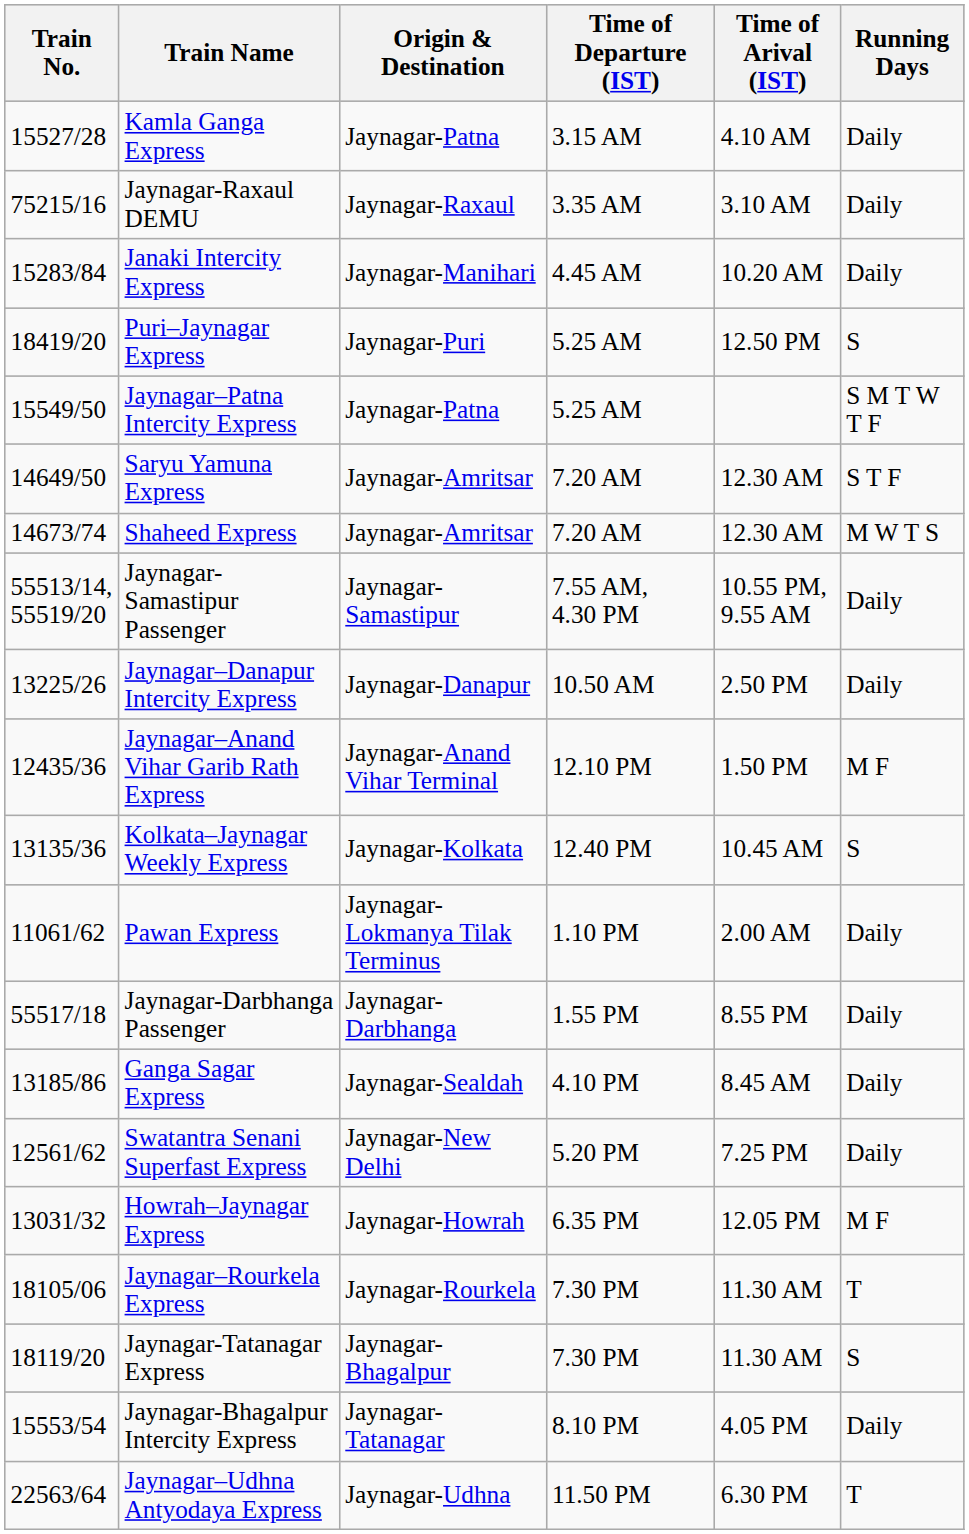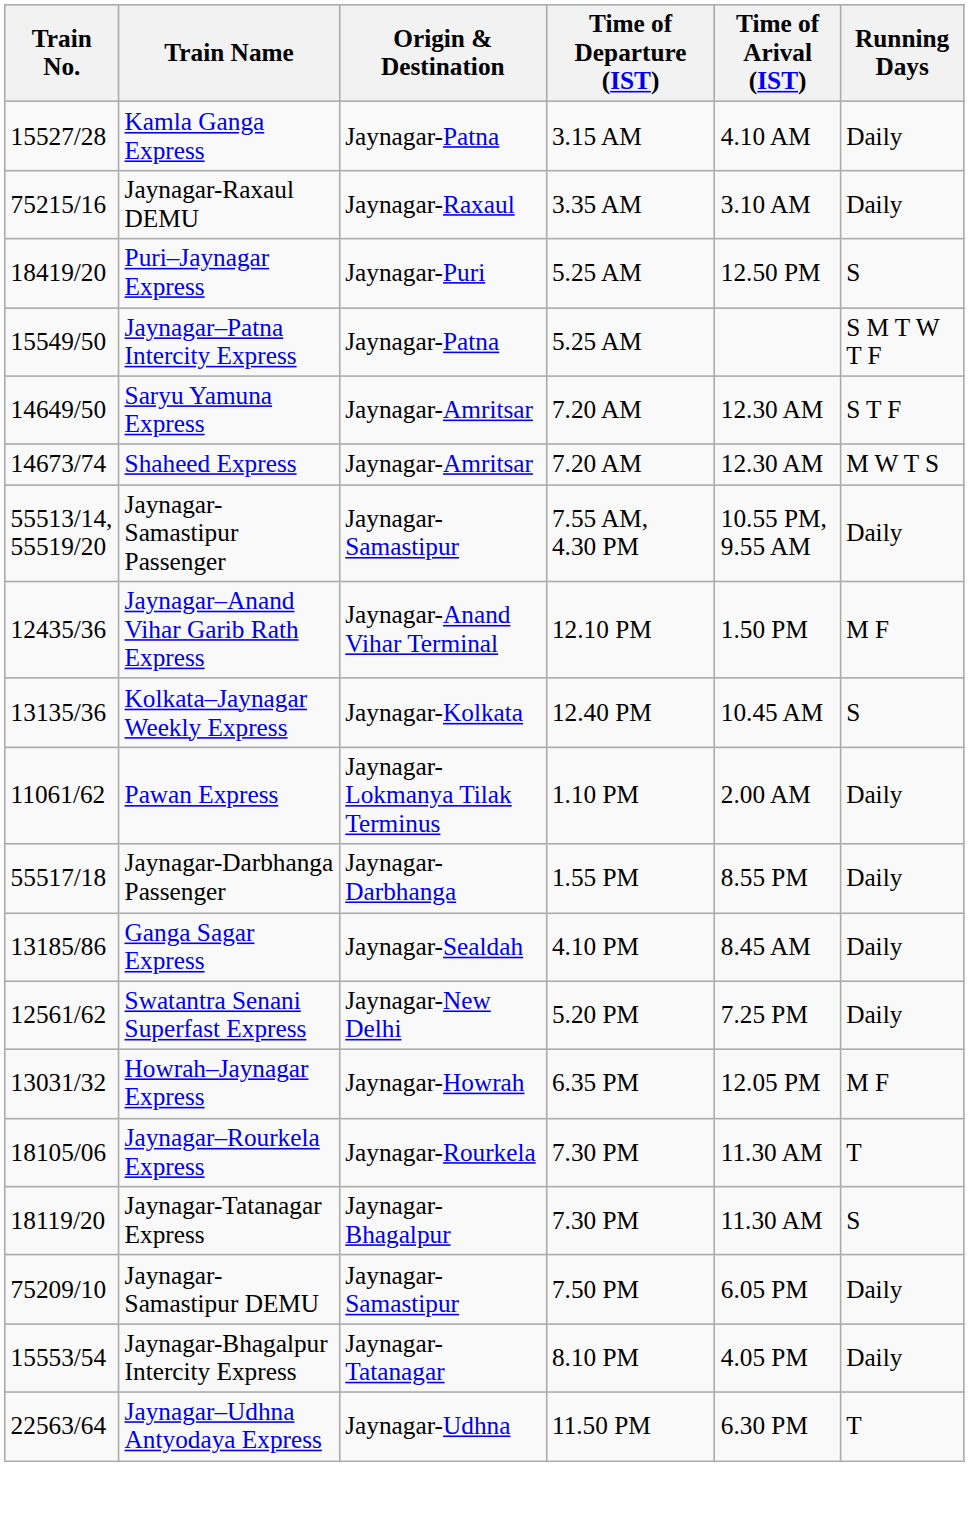- row: (203, 272)
- row: (219, 683)
+ row: (222, 1289)
